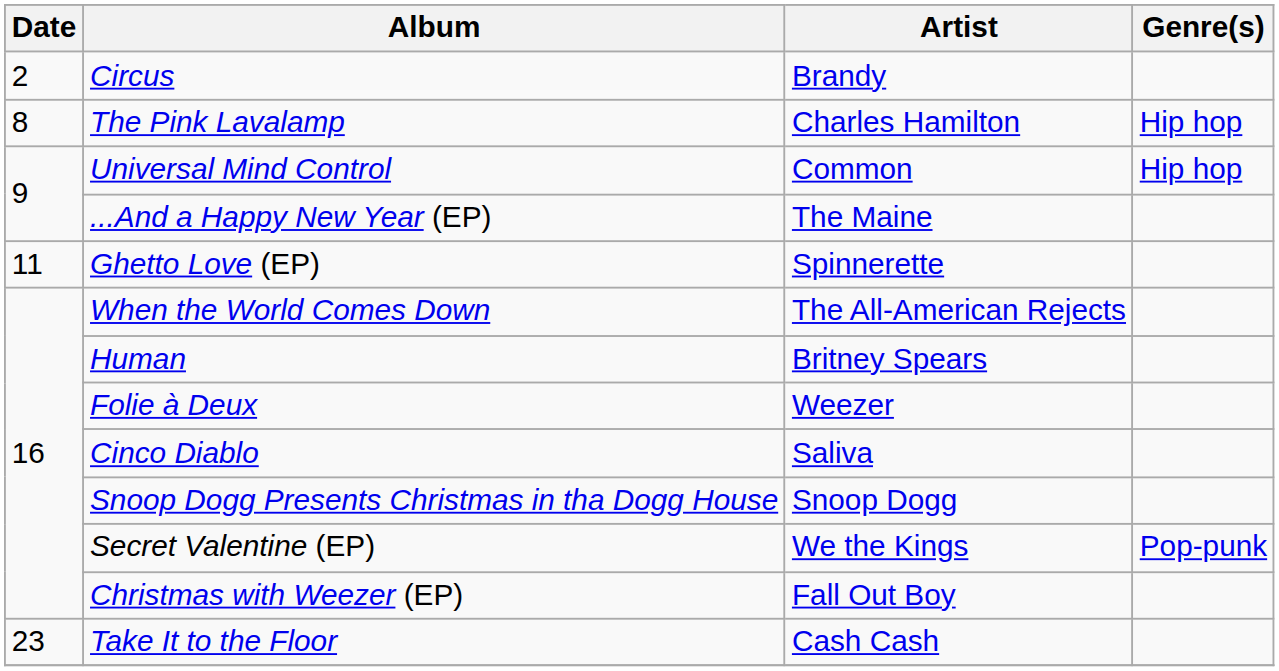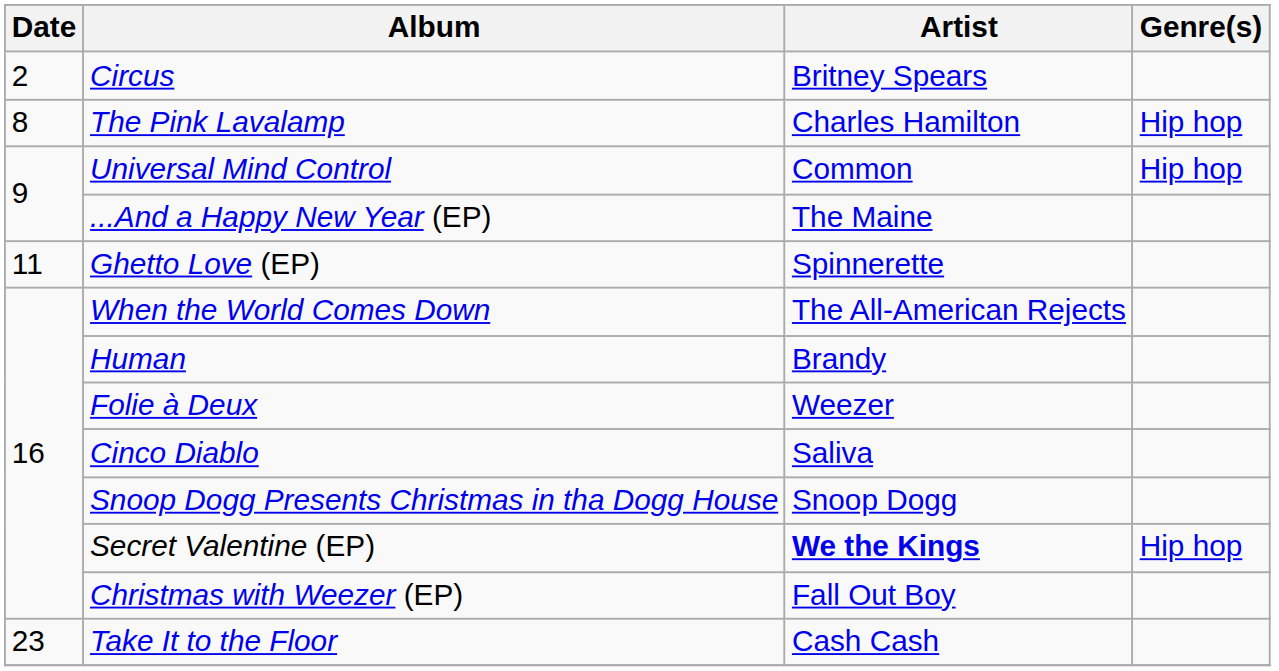(839, 75) Brandy -> (890, 75) Britney Spears
(890, 358) Britney Spears -> (839, 358) Brandy
(880, 547) normal -> (886, 547) bold
(1203, 547) Pop-punk -> (1191, 547) Hip hop
